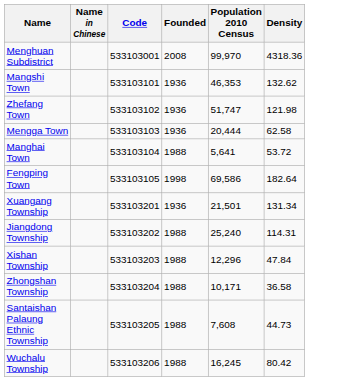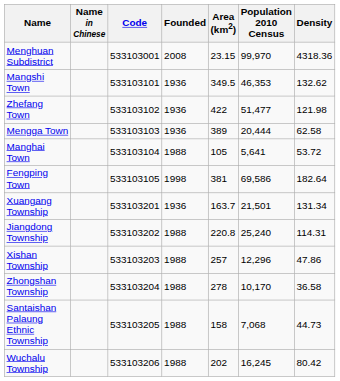+ column: (223, 23)
(226, 109) 51,747 -> (256, 109) 51,477
(279, 259) 47.84 -> (309, 259) 47.86
(226, 286) 10,171 -> (256, 286) 10,170
(223, 324) 7,608 -> (253, 324) 7,068
